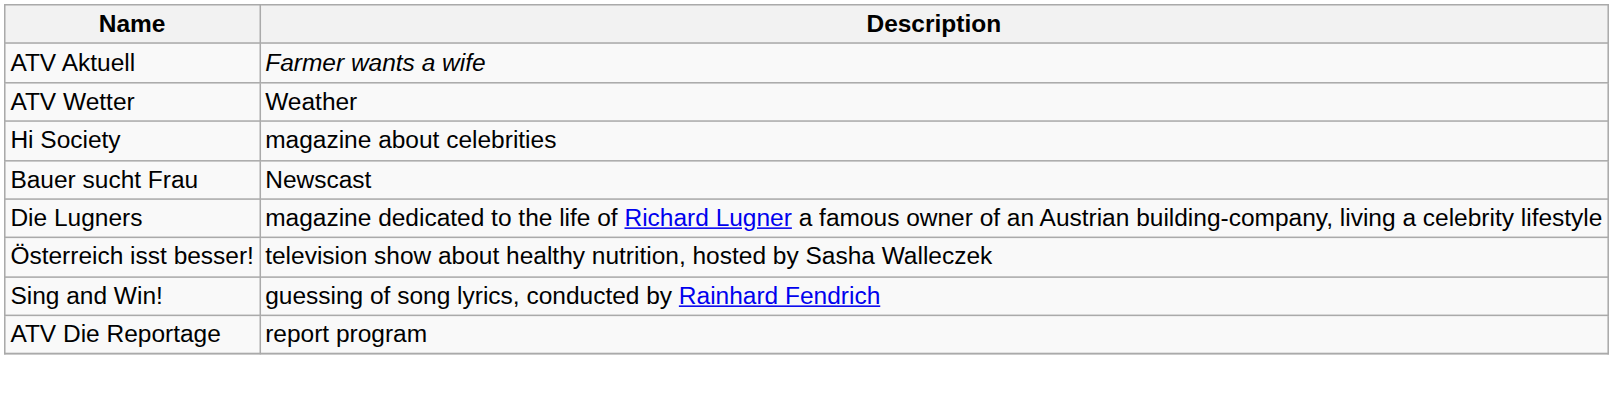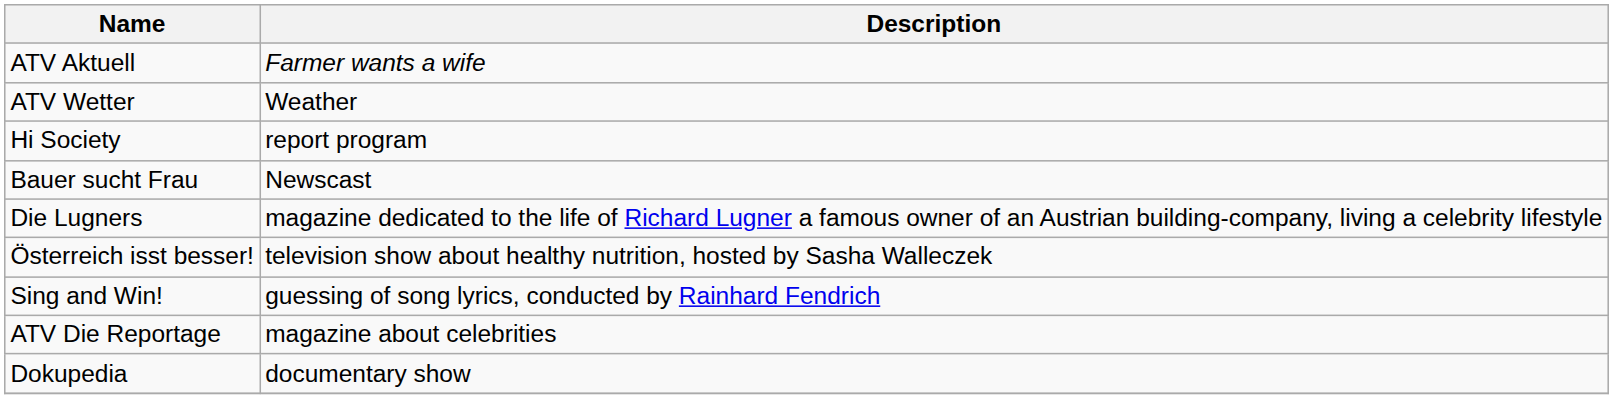(411, 140) magazine about celebrities -> (346, 140) report program
(346, 334) report program -> (411, 334) magazine about celebrities
+ row: (69, 373)
